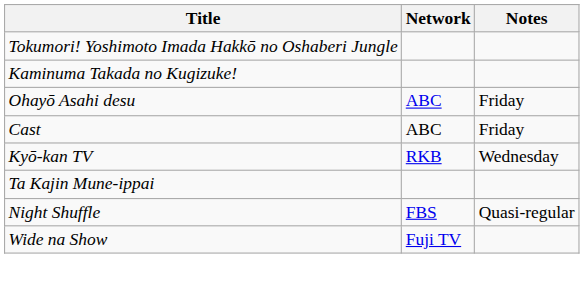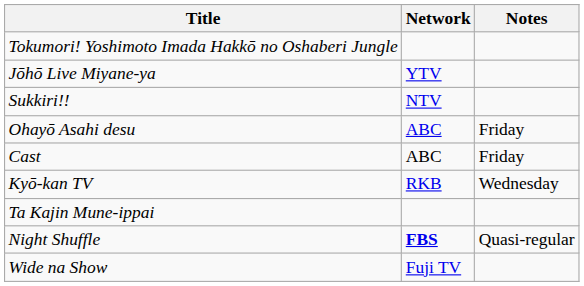- row: (123, 73)
+ row: (82, 73)
+ row: (39, 101)
(421, 211) normal -> (422, 239) bold
